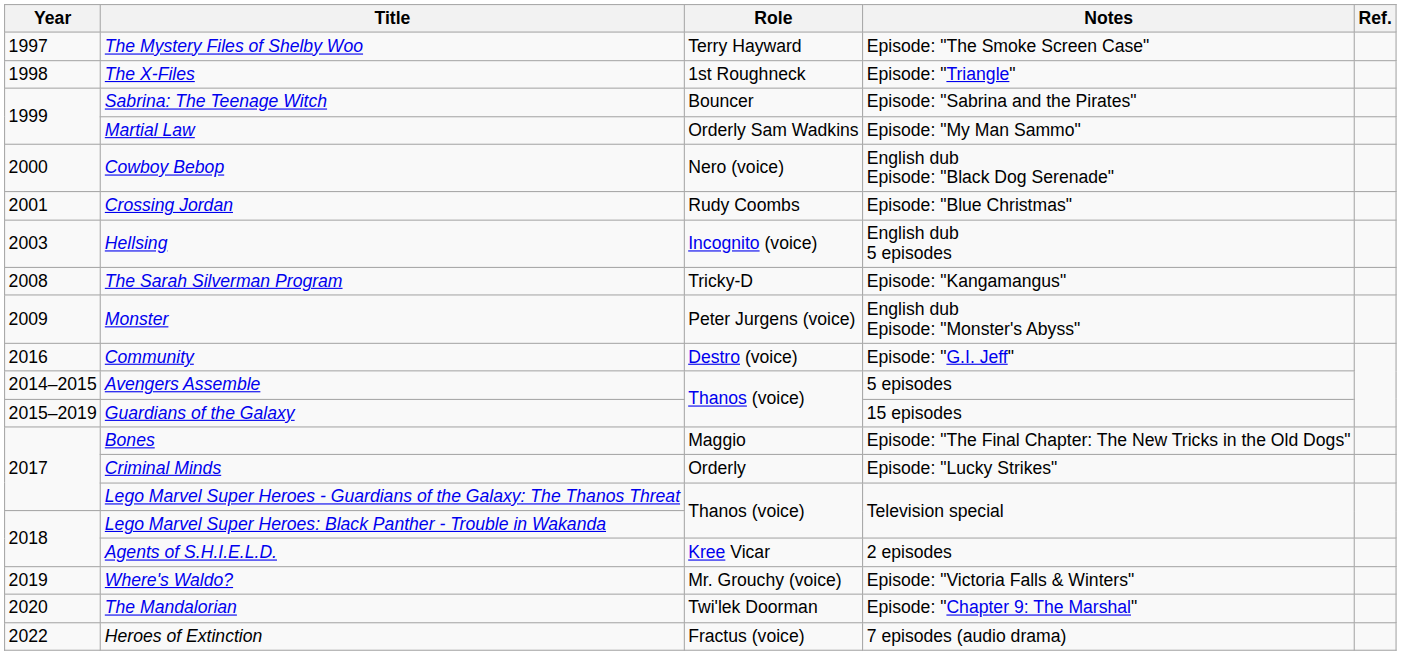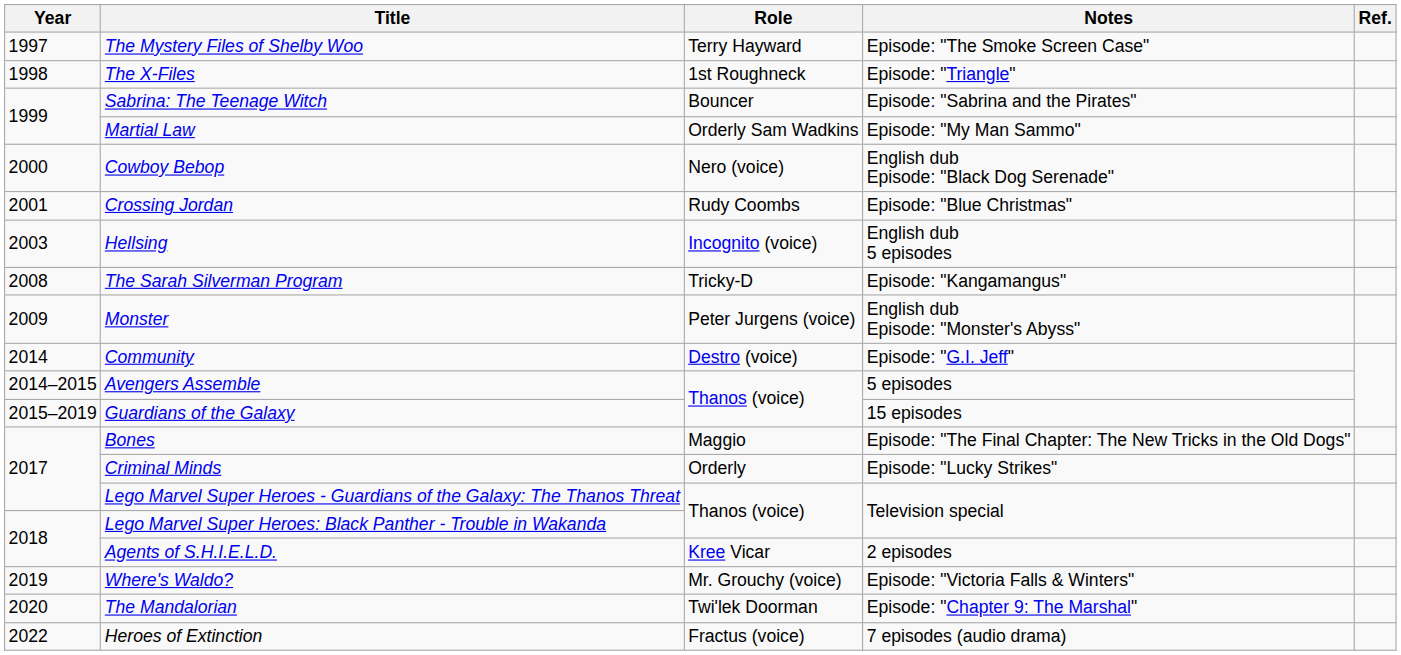(28, 356) 2016 -> (28, 356) 2014
